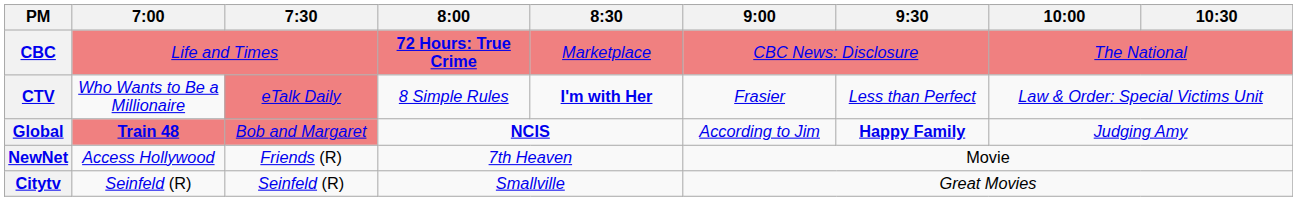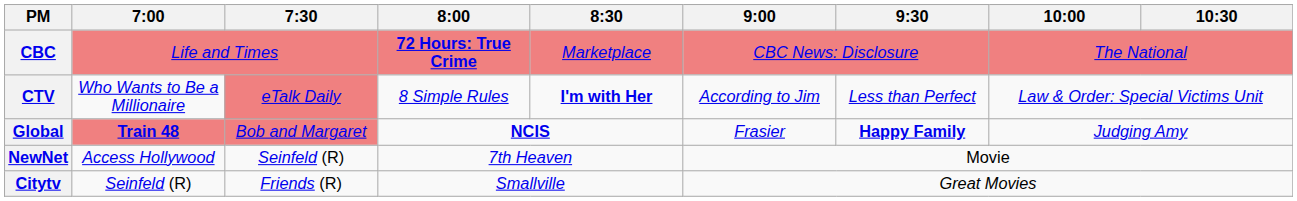(760, 96) Frasier -> (760, 96) According to Jim
(760, 131) According to Jim -> (760, 131) Frasier
(301, 157) Friends (R) -> (301, 157) Seinfeld (R)
(301, 183) Seinfeld (R) -> (301, 183) Friends (R)
